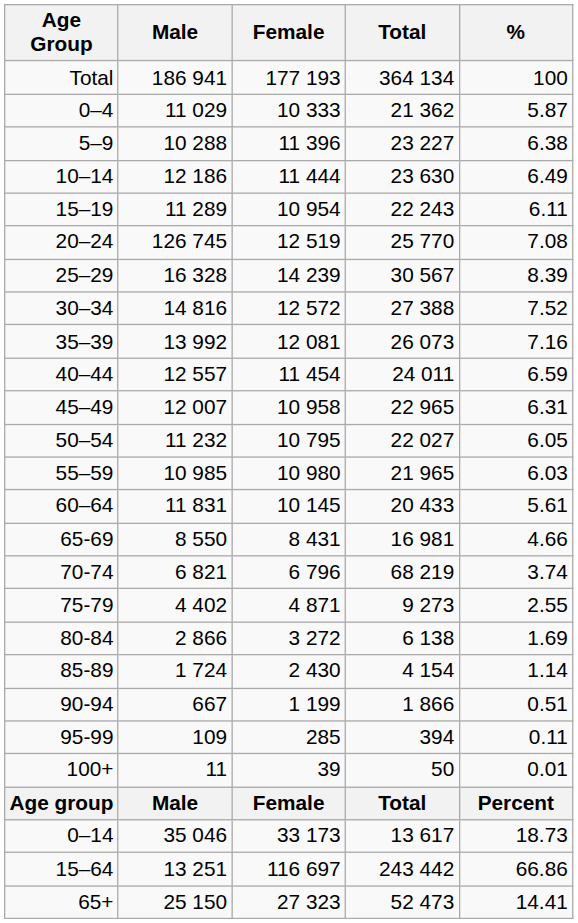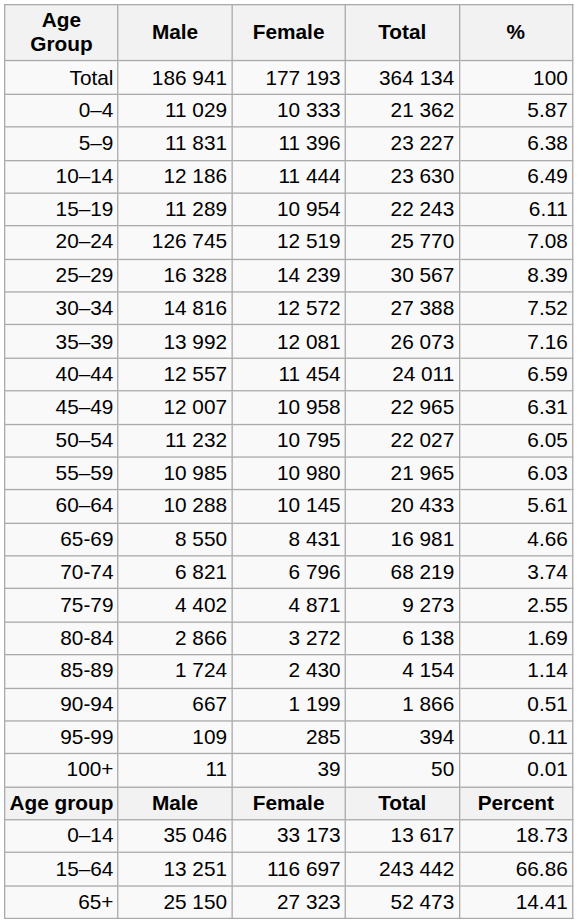(195, 143) 10 288 -> (196, 143) 11 831
(196, 506) 11 831 -> (195, 506) 10 288
